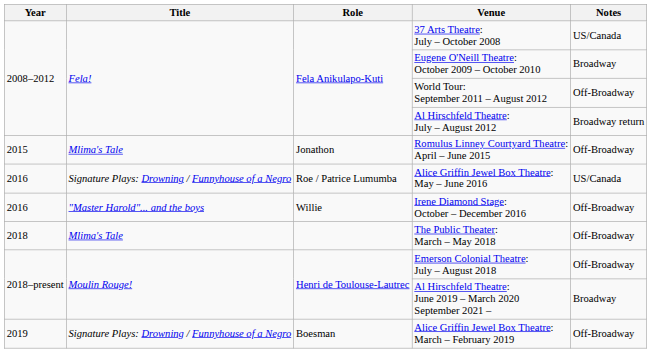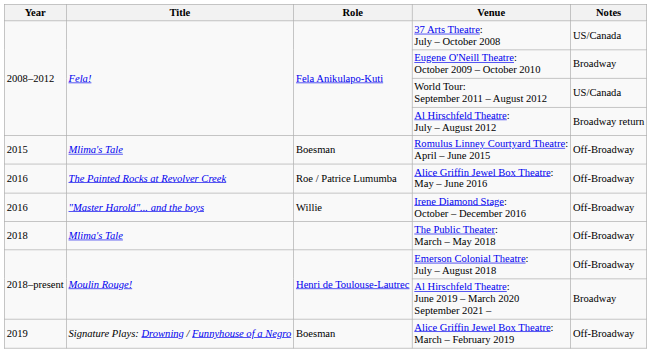(604, 92) Off-Broadway -> (597, 92) US/Canada
(315, 150) Jonathon -> (316, 150) Boesman
(180, 178) Signature Plays: Drowning / Funnyhouse of a Negro -> (147, 178) The Painted Rocks at Revolver Creek
(597, 178) US/Canada -> (604, 178) Off-Broadway
